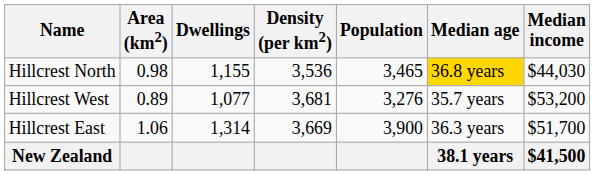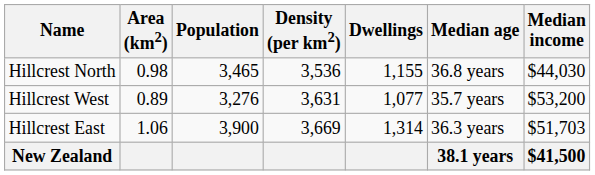columns swapped: (381, 30) <-> (213, 30)
(468, 71) gold background -> (468, 71) no background
(312, 99) 3,681 -> (321, 99) 3,631
(556, 127) $51,700 -> (556, 127) $51,703
